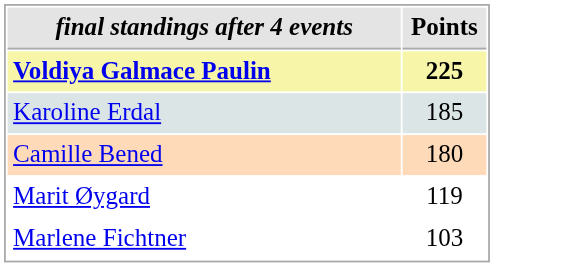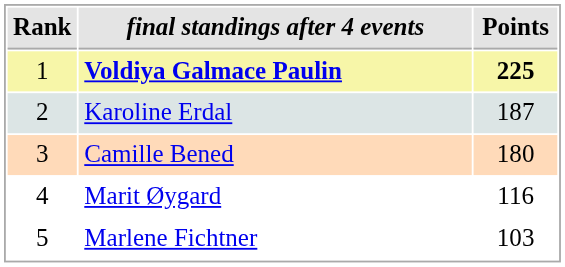+ column: (42, 27)
(444, 112) 185 -> (516, 112) 187
(444, 196) 119 -> (516, 196) 116
